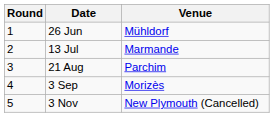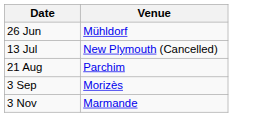- column: (25, 13)
(152, 49) Marmande -> (150, 49) New Plymouth (Cancelled)
(192, 103) New Plymouth (Cancelled) -> (110, 103) Marmande
